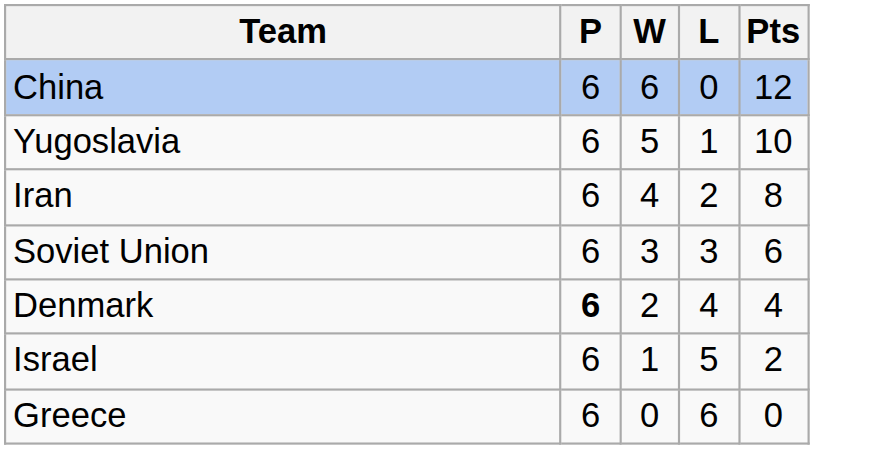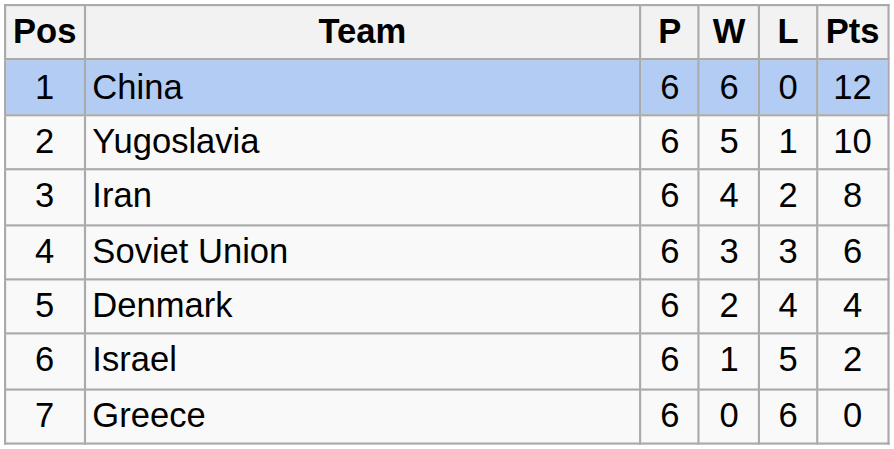+ column: (45, 31)
(591, 305) bold -> (670, 305) normal
